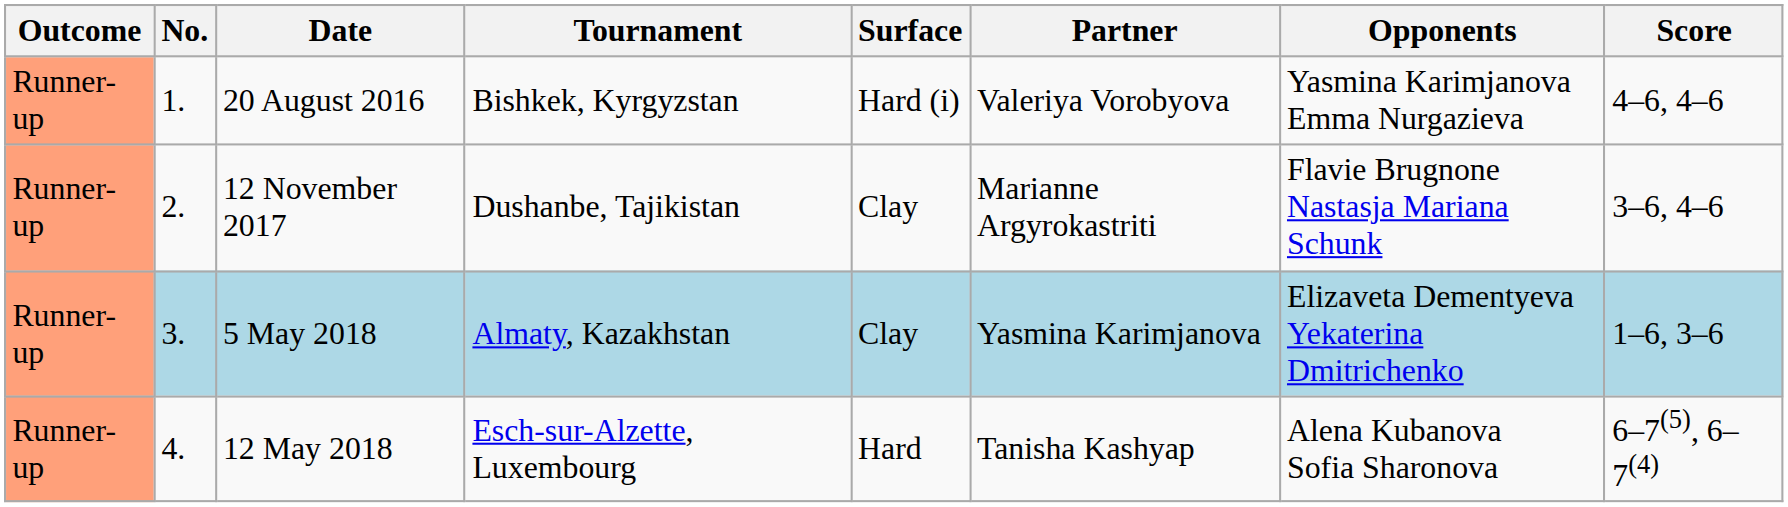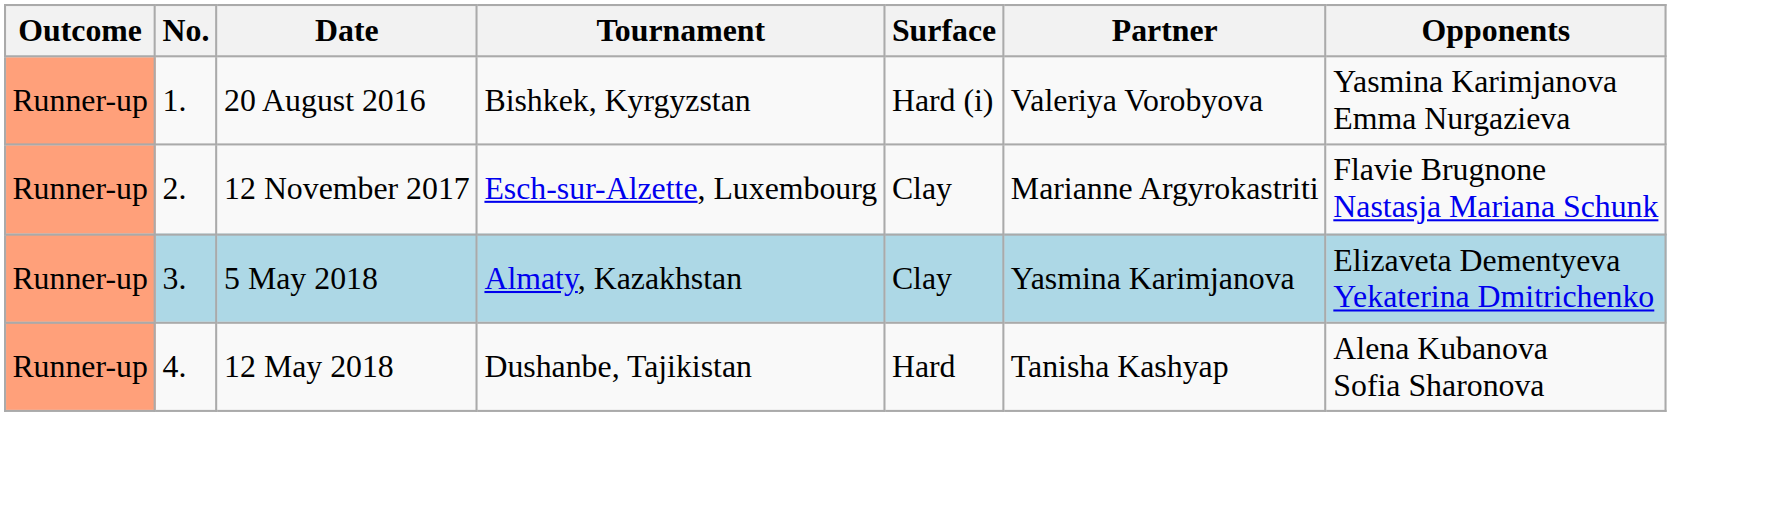- column: (1694, 29)
(606, 206) Dushanbe, Tajikistan -> (681, 188) Esch-sur-Alzette, Luxembourg
(583, 447) Esch-sur-Alzette, Luxembourg -> (618, 365) Dushanbe, Tajikistan
